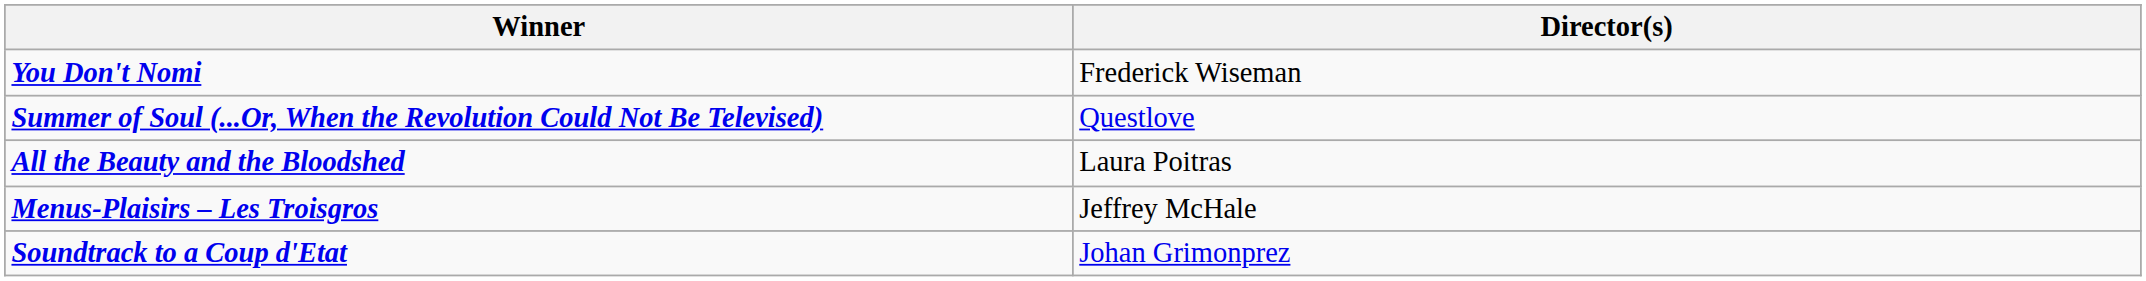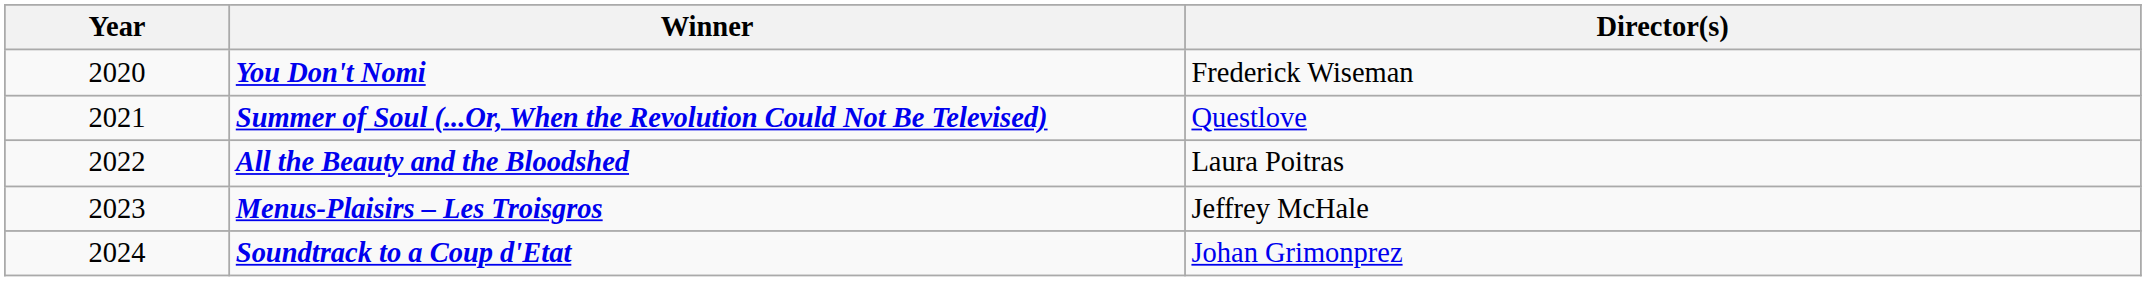+ column: (117, 27)
